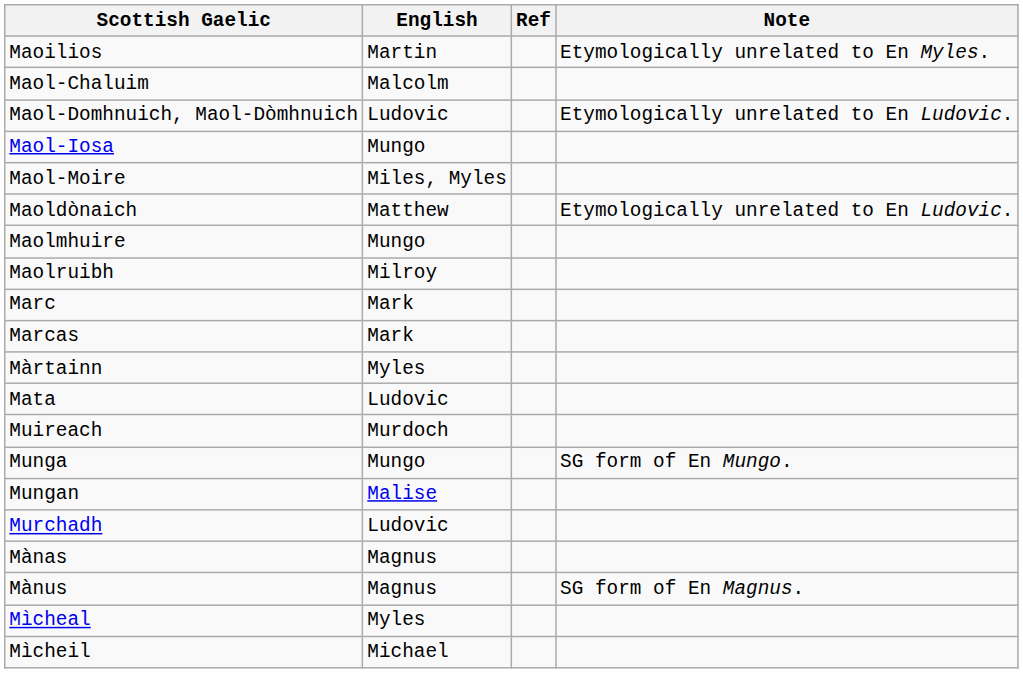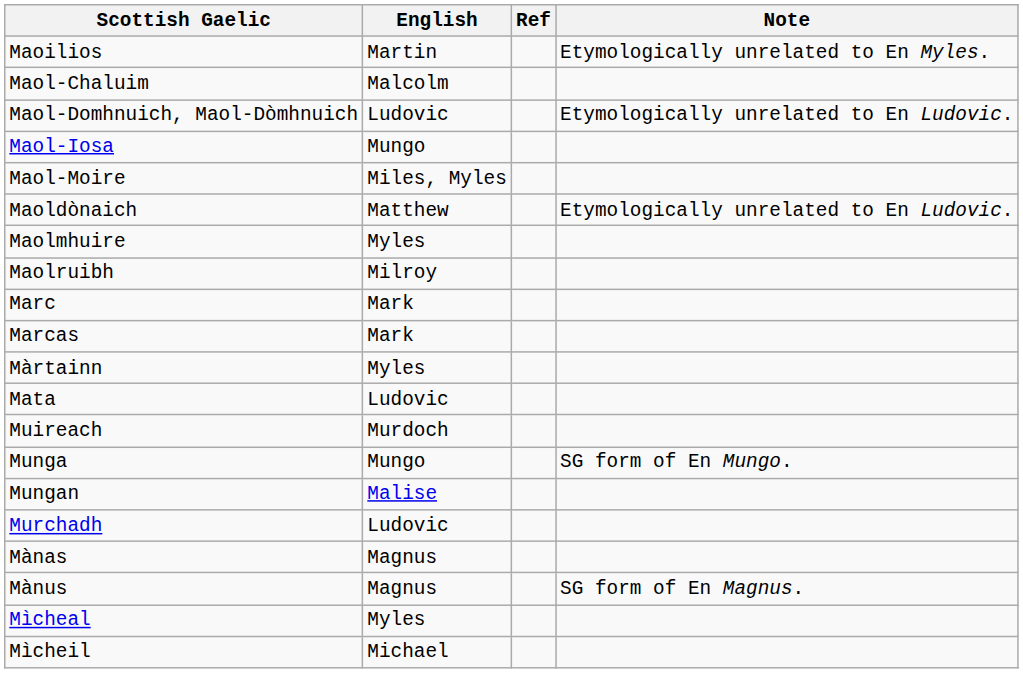(396, 242) Mungo -> (396, 242) Myles
